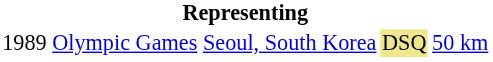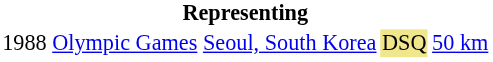(24, 43) 1989 -> (24, 43) 1988
